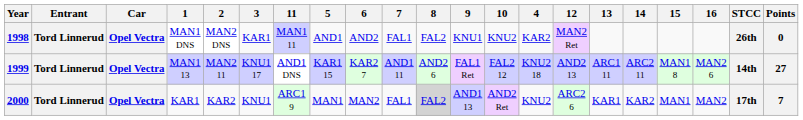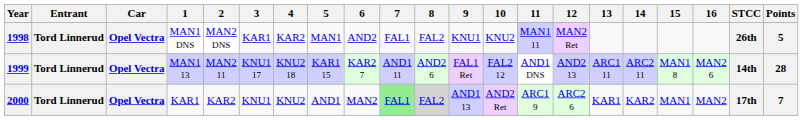columns swapped: (536, 13) <-> (292, 13)
(328, 38) AND1 -> (326, 38) MAN1
(781, 38) 0 -> (781, 38) 5
(781, 69) 27 -> (781, 69) 28
(328, 100) MAN1 -> (326, 100) AND1
(399, 100) no background -> (397, 100) lightgreen background
